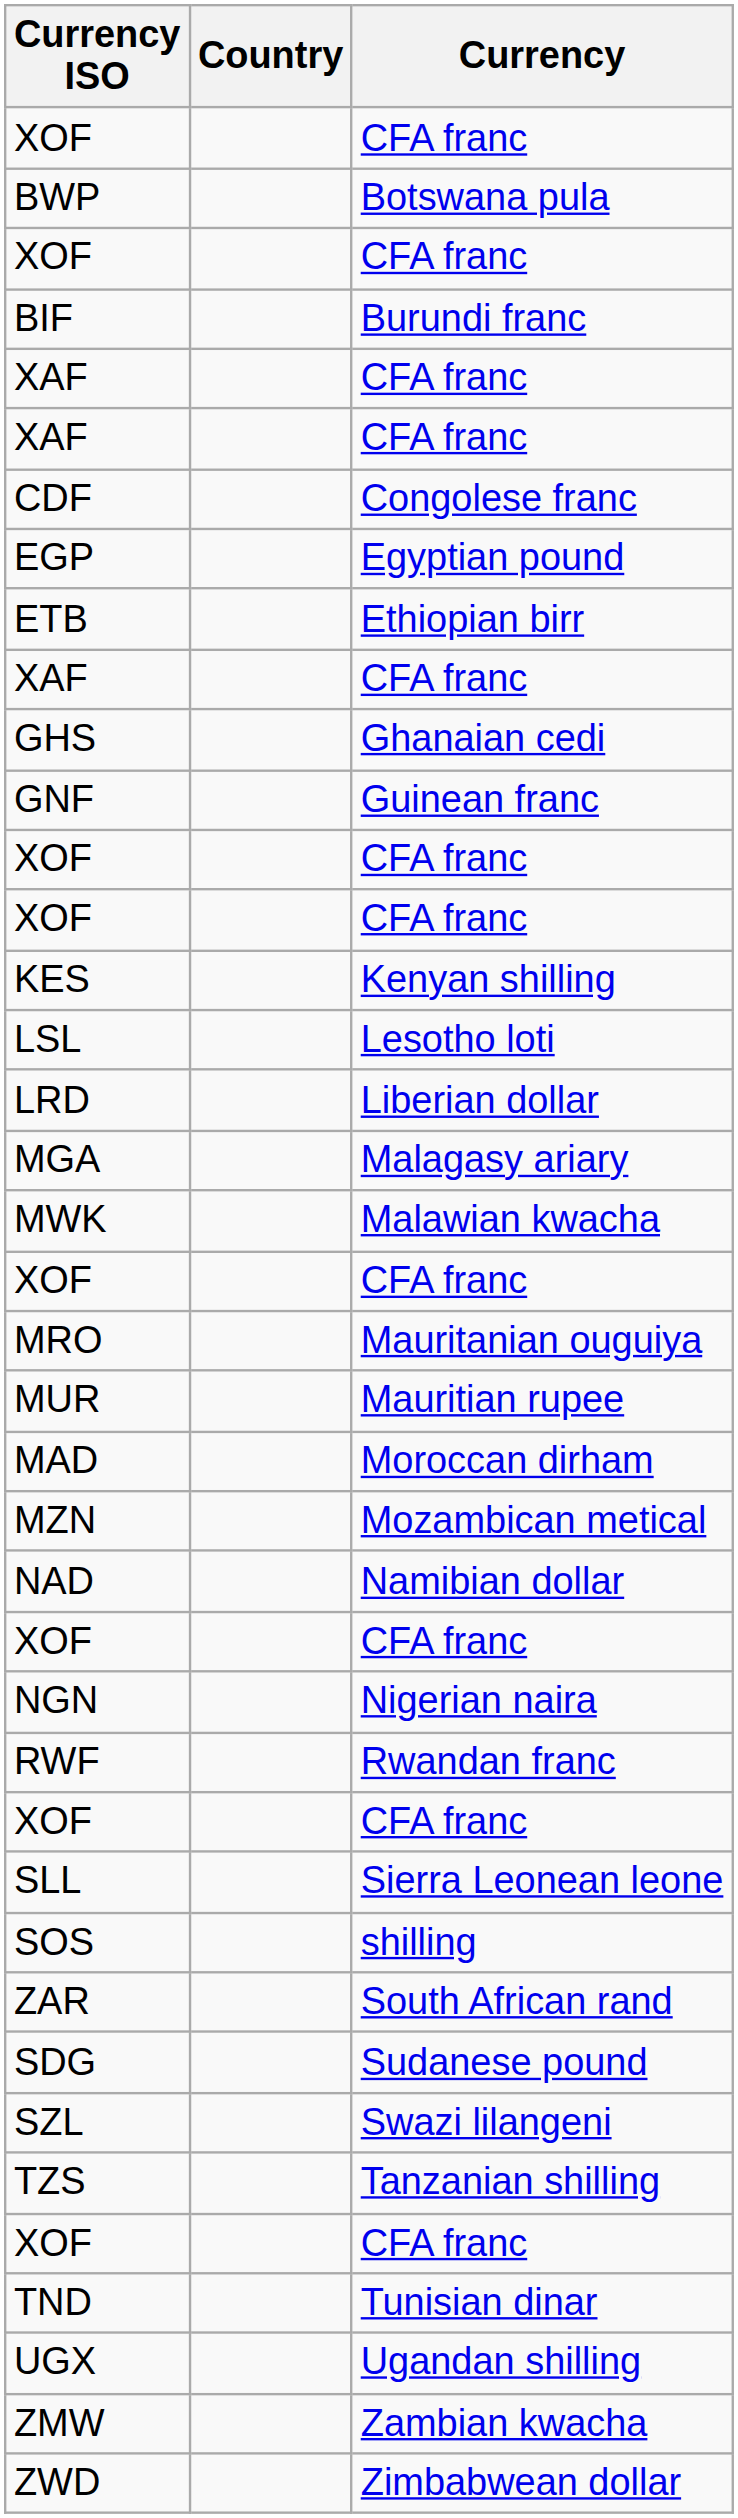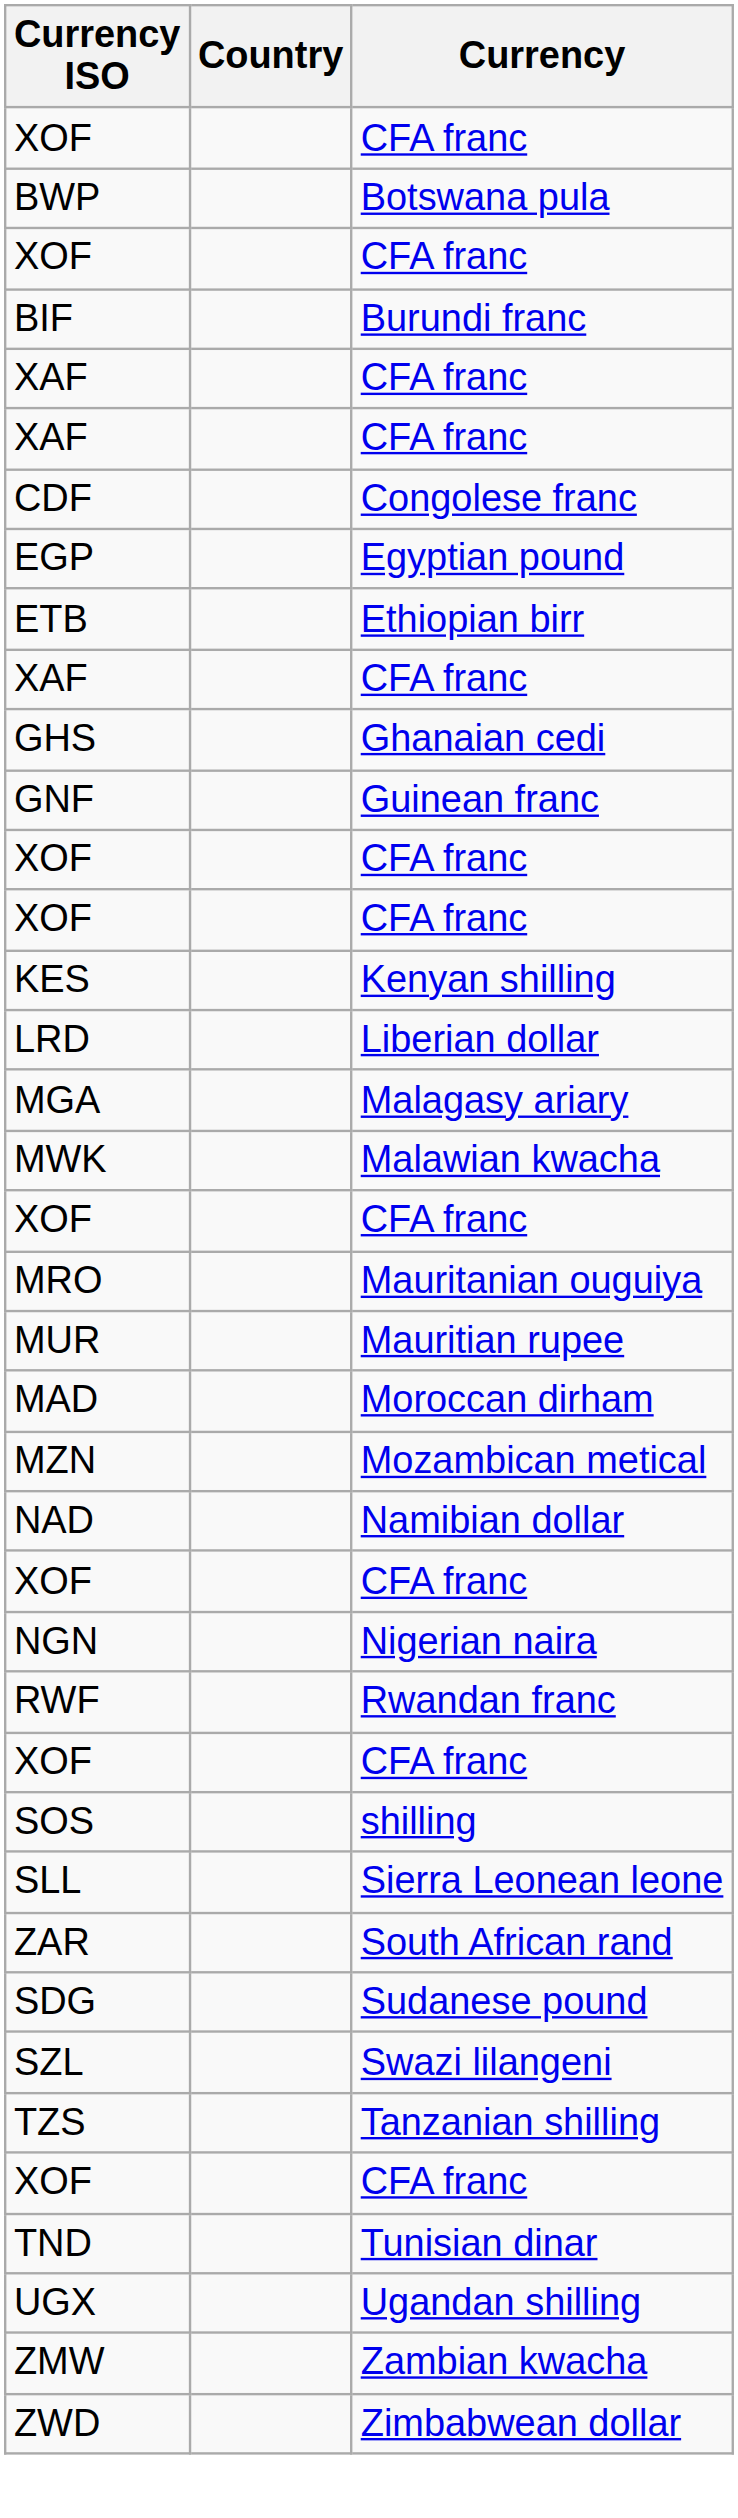- row: (48, 1039)
rows swapped: (48, 1881) <-> (54, 1941)
